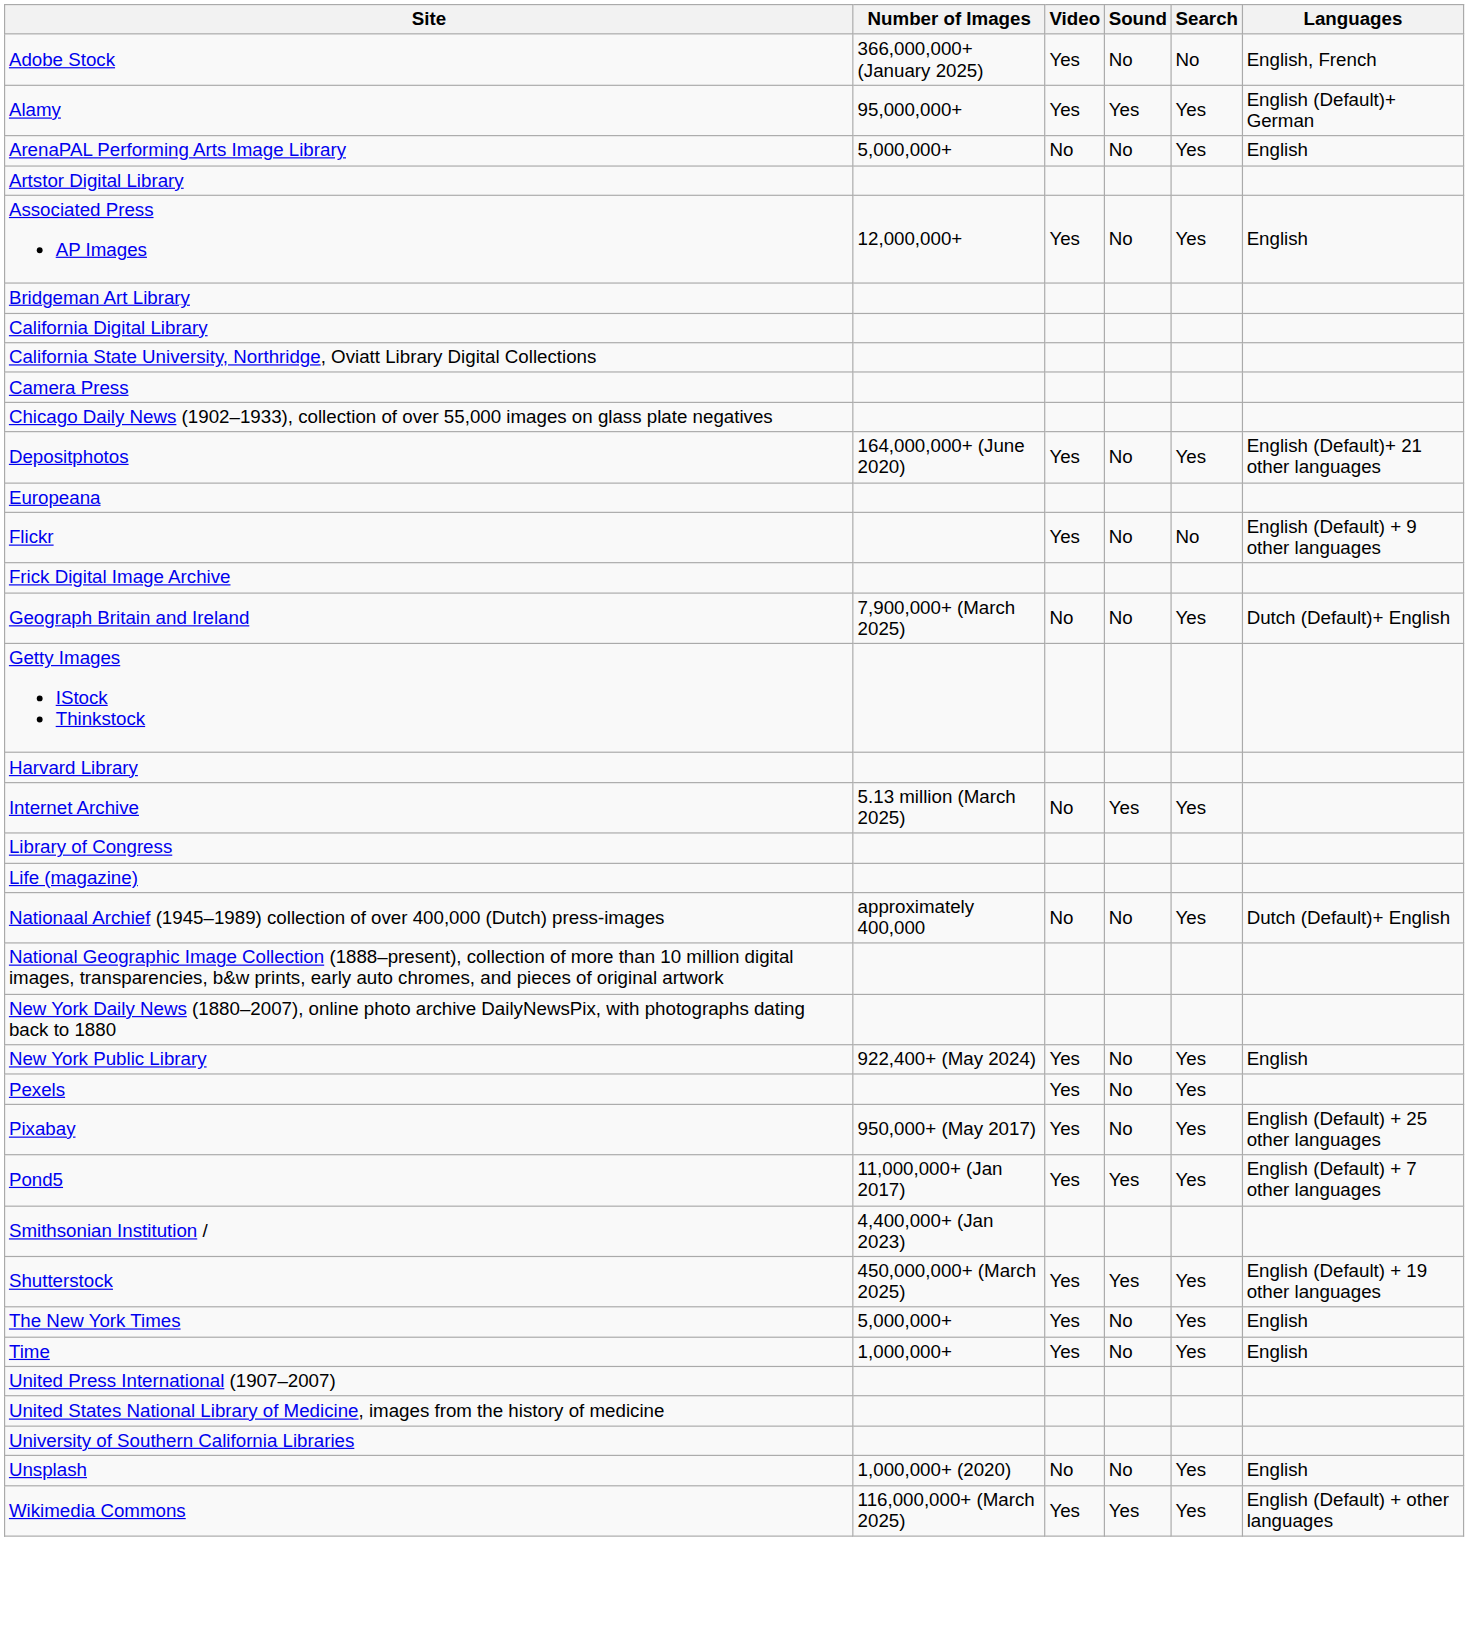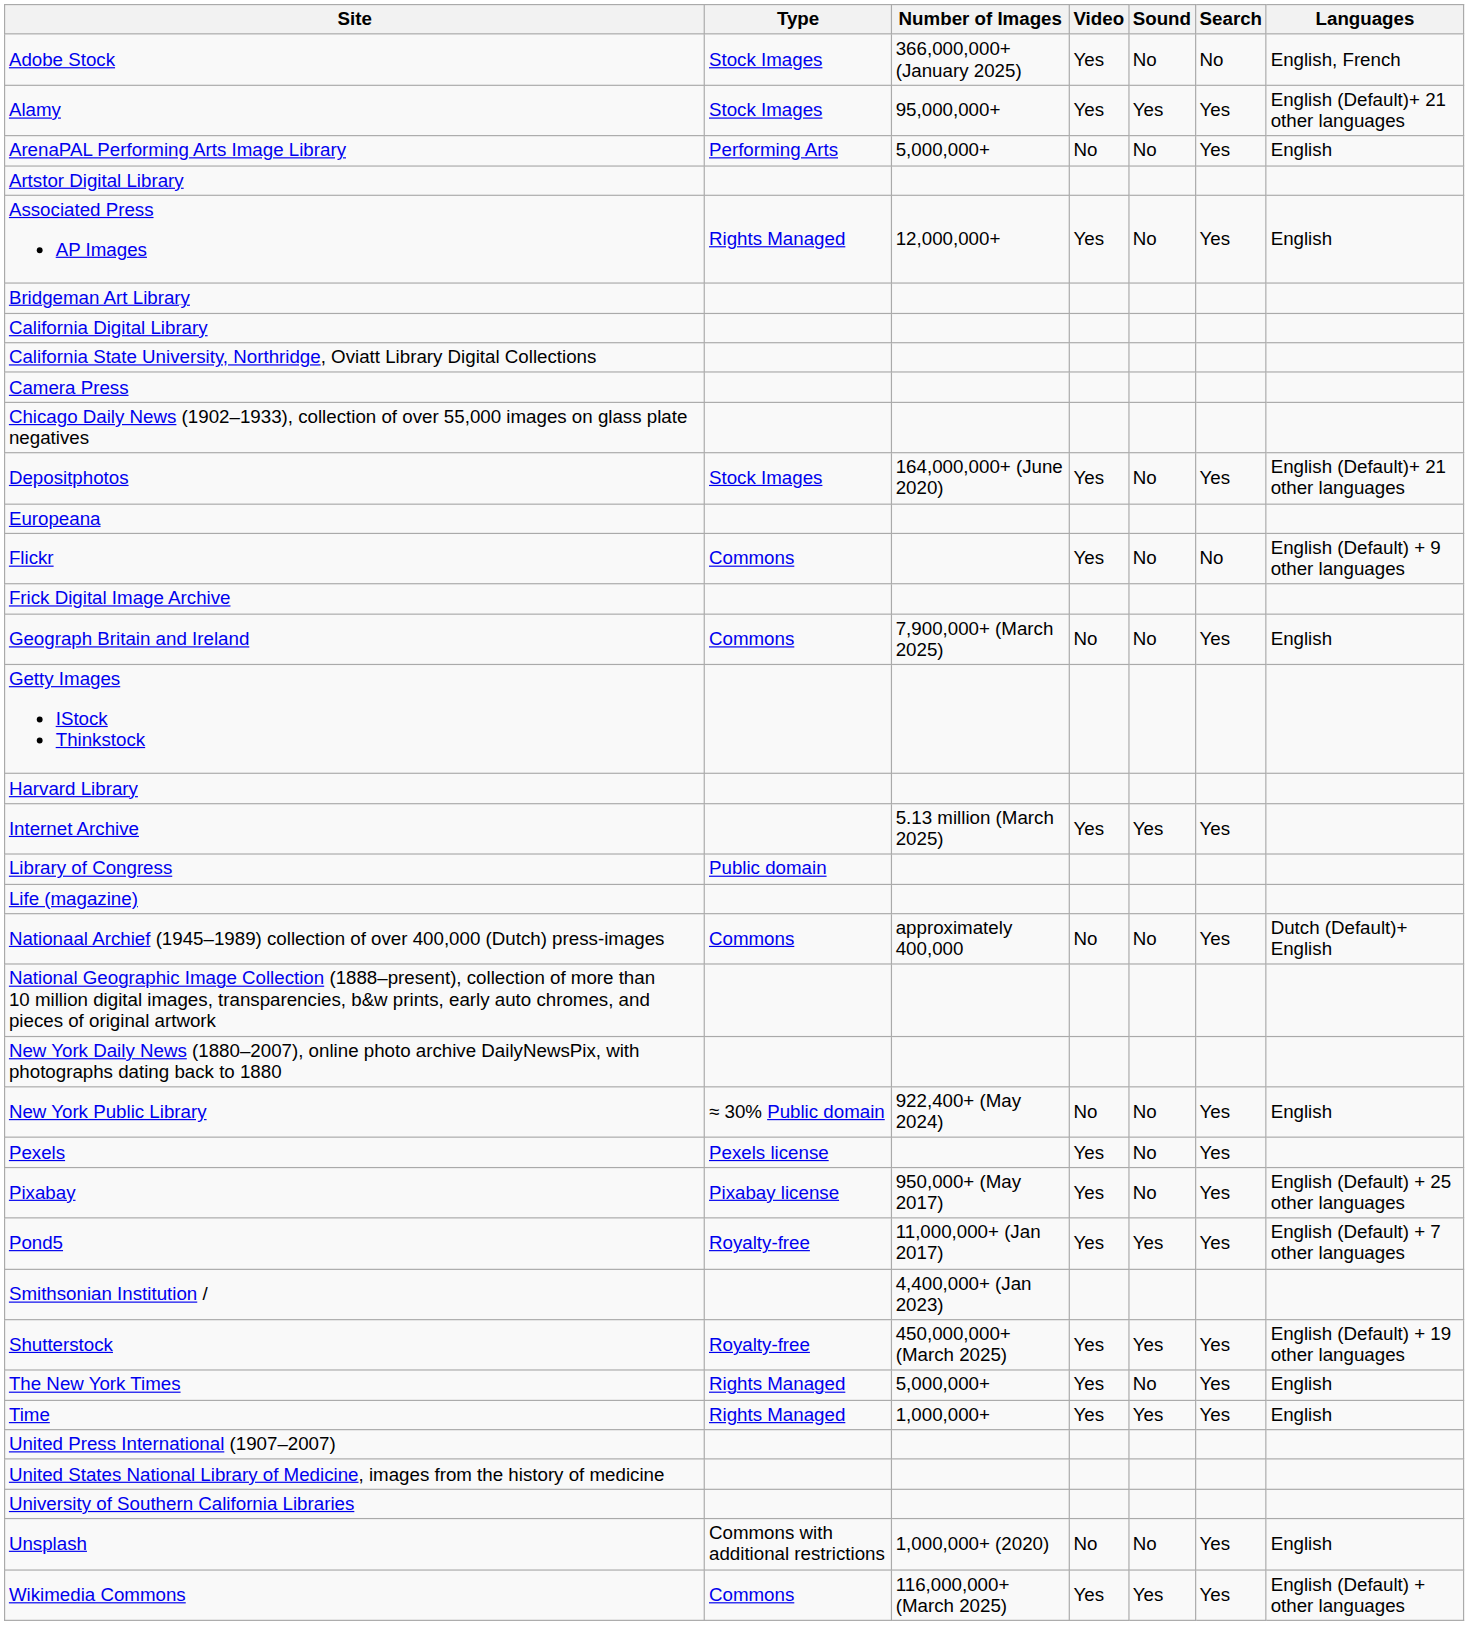+ column: (798, 19)
(1321, 110) English (Default)+ German -> (1358, 110) English (Default)+ 21 other languages
(1348, 617) Dutch (Default)+ English -> (1301, 639) English
(1061, 807) No -> (1089, 828) Yes
(1065, 1059) Yes -> (1085, 1112) No
(1121, 1351) No -> (1148, 1414) Yes
